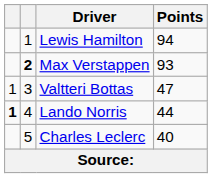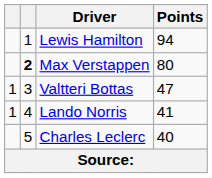(165, 64) 93 -> (165, 64) 80
(12, 112) bold -> (12, 112) normal
(165, 112) 44 -> (165, 112) 41
